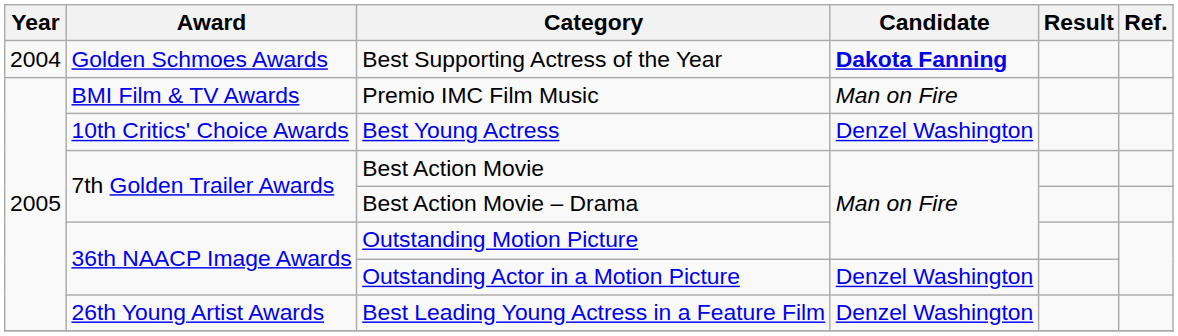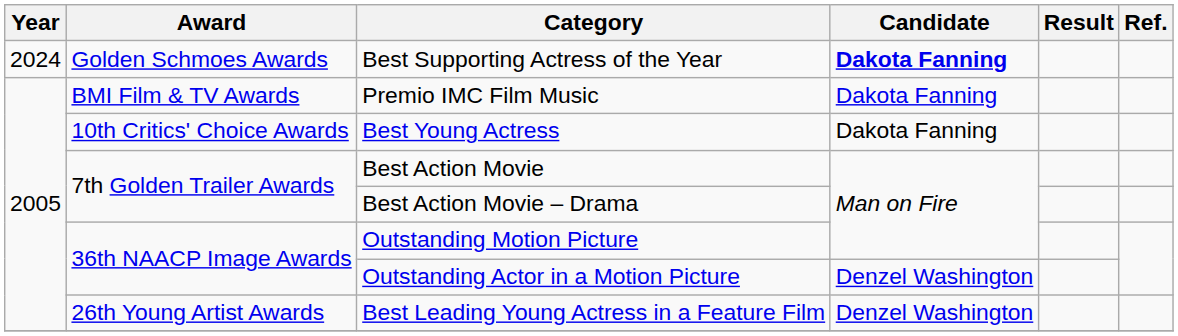(35, 58) 2004 -> (35, 58) 2024
(897, 95) Man on Fire -> (916, 95) Dakota Fanning
(935, 131) Denzel Washington -> (916, 131) Dakota Fanning
